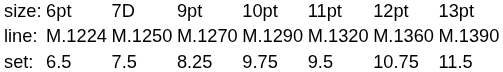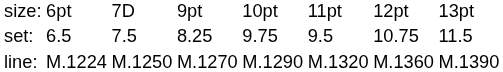rows swapped: (19, 61) <-> (21, 36)
